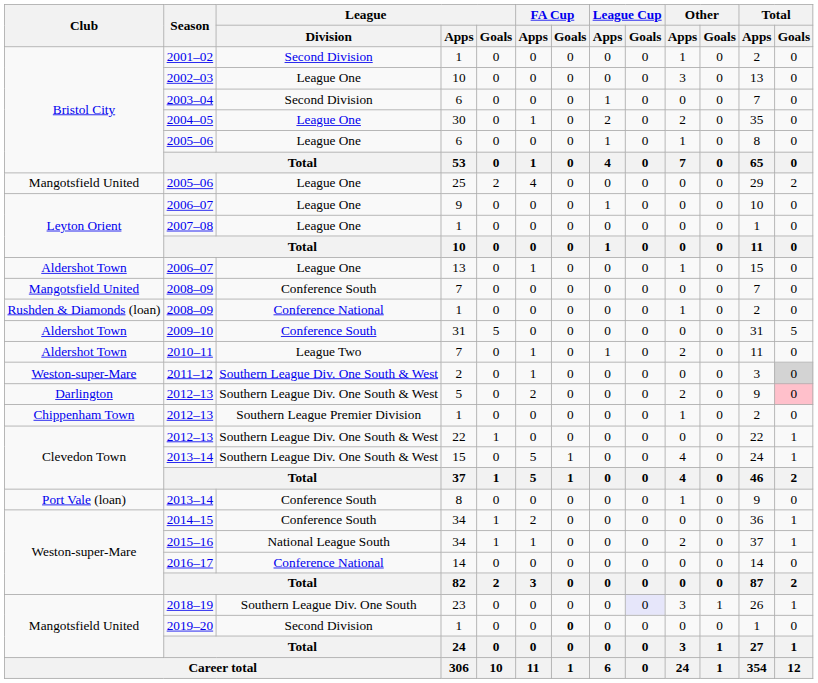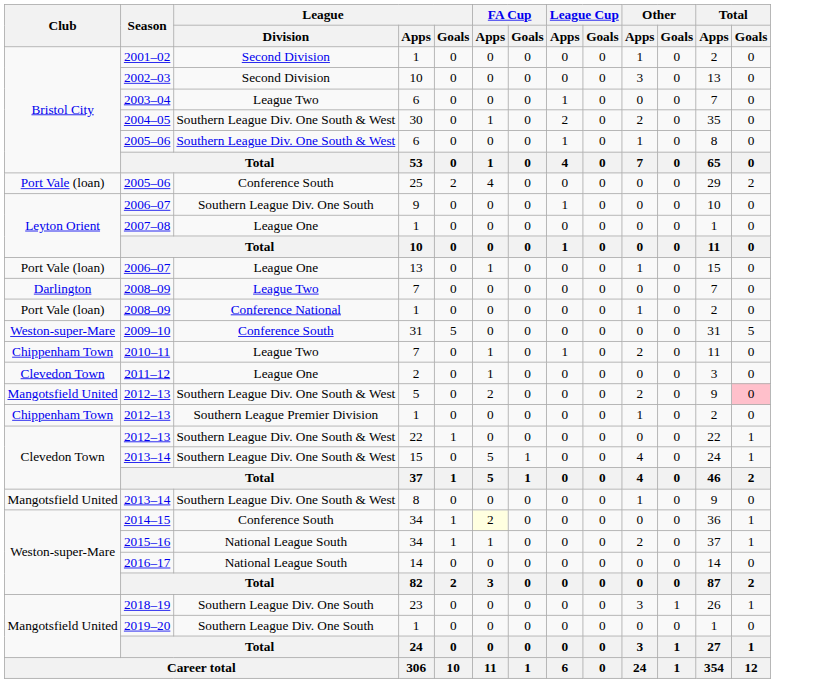(329, 78) League One -> (286, 78) Second Division
(329, 99) Second Division -> (286, 99) League Two
(329, 120) League One -> (286, 120) Southern League Div. One South & West
(329, 141) League One -> (286, 141) Southern League Div. One South & West
(84, 183) Mangotsfield United -> (63, 183) Port Vale (loan)
(329, 183) League One -> (286, 183) Conference South
(329, 204) League One -> (286, 204) Southern League Div. One South
(84, 267) Aldershot Town -> (63, 267) Port Vale (loan)
(84, 288) Mangotsfield United -> (63, 288) Darlington
(329, 288) Conference South -> (286, 288) League Two
(84, 309) Rushden & Diamonds (loan) -> (63, 309) Port Vale (loan)
(84, 330) Aldershot Town -> (63, 330) Weston-super-Mare
(84, 352) Aldershot Town -> (63, 352) Chippenham Town
(84, 373) Weston-super-Mare -> (63, 373) Clevedon Town
(329, 373) Southern League Div. One South & West -> (286, 373) League One
(794, 373) lightgrey background -> (751, 373) no background
(84, 394) Darlington -> (63, 394) Mangotsfield United
(84, 499) Port Vale (loan) -> (63, 499) Mangotsfield United
(329, 499) Conference South -> (286, 499) Southern League Div. One South & West
(533, 520) no background -> (490, 520) lightyellow background
(329, 562) Conference National -> (286, 562) National League South
(645, 604) lavender background -> (602, 604) no background
(329, 625) Second Division -> (286, 625) Southern League Div. One South
(570, 625) bold -> (527, 625) normal
